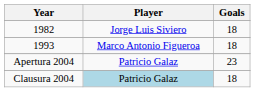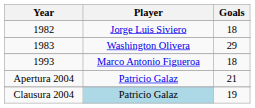+ row: (44, 45)
(232, 62) 23 -> (232, 78) 21
(232, 78) 18 -> (232, 95) 19
